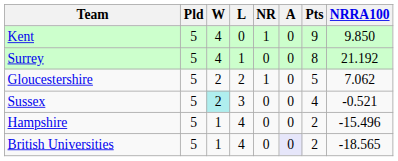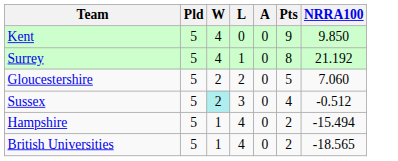- column: (266, 15)
(360, 79) 7.062 -> (334, 79) 7.060
(360, 101) -0.521 -> (334, 101) -0.512
(360, 123) -15.496 -> (334, 123) -15.494
(291, 144) lavender background -> (265, 144) no background
